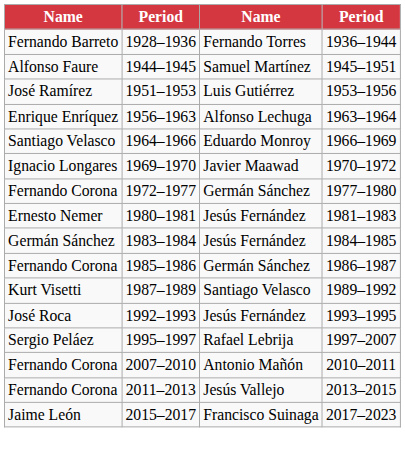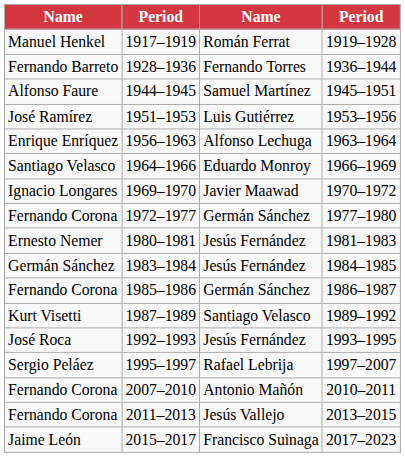+ row: (161, 41)
